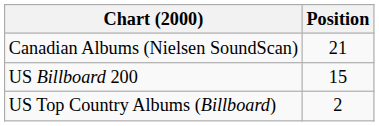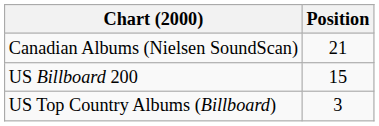(338, 105) 2 -> (338, 105) 3
